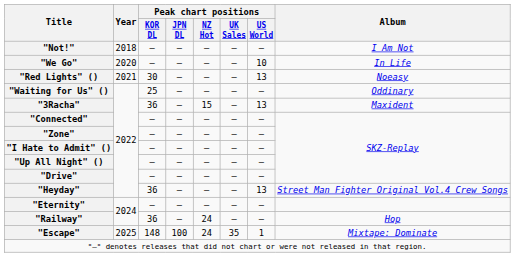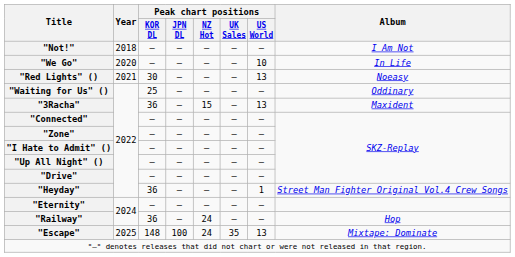(261, 190) 13 -> (261, 190) 1
(261, 233) 1 -> (261, 233) 13
